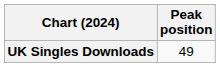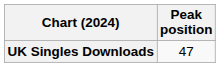(186, 51) 49 -> (186, 51) 47
